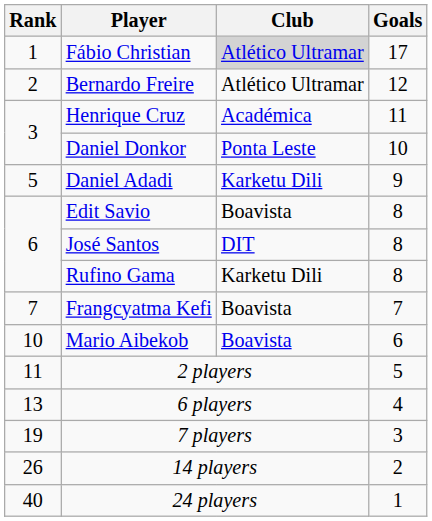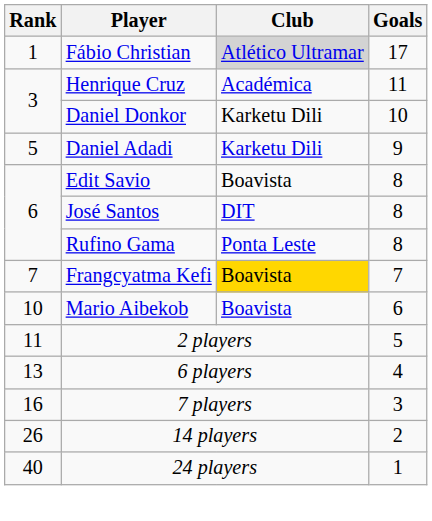- row: (130, 84)
(268, 148) Ponta Leste -> (272, 116) Karketu Dili
(272, 276) Karketu Dili -> (268, 244) Ponta Leste
(256, 308) no background -> (256, 276) gold background
(33, 436) 19 -> (33, 404) 16
